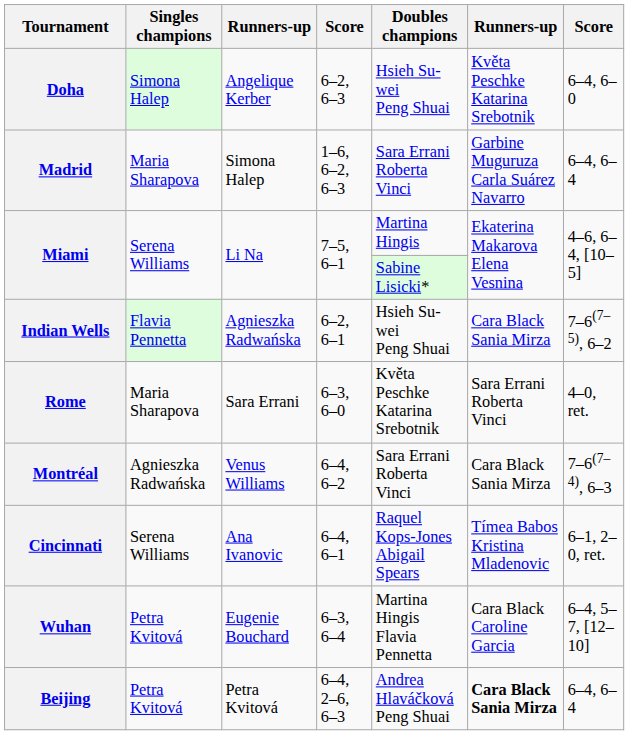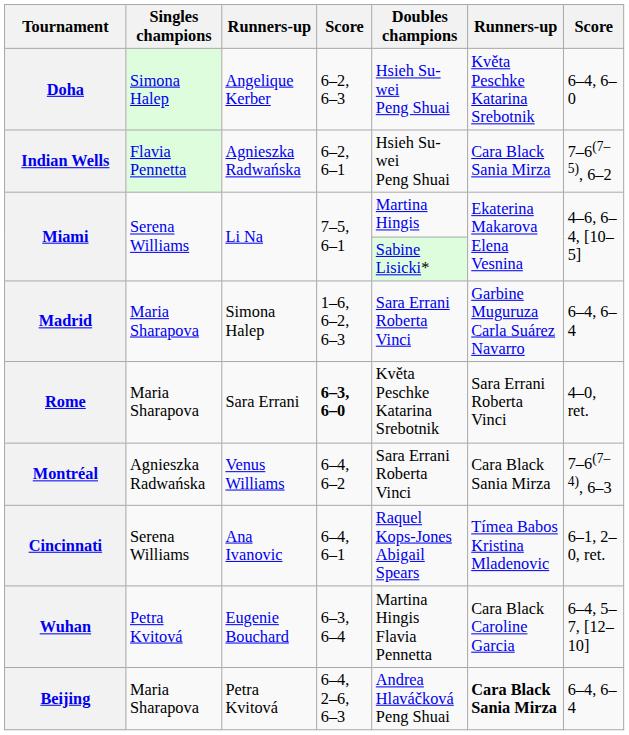rows swapped: (65, 330) <-> (65, 170)
(335, 402) normal -> (335, 402) bold
(156, 698) Petra Kvitová -> (164, 698) Maria Sharapova
